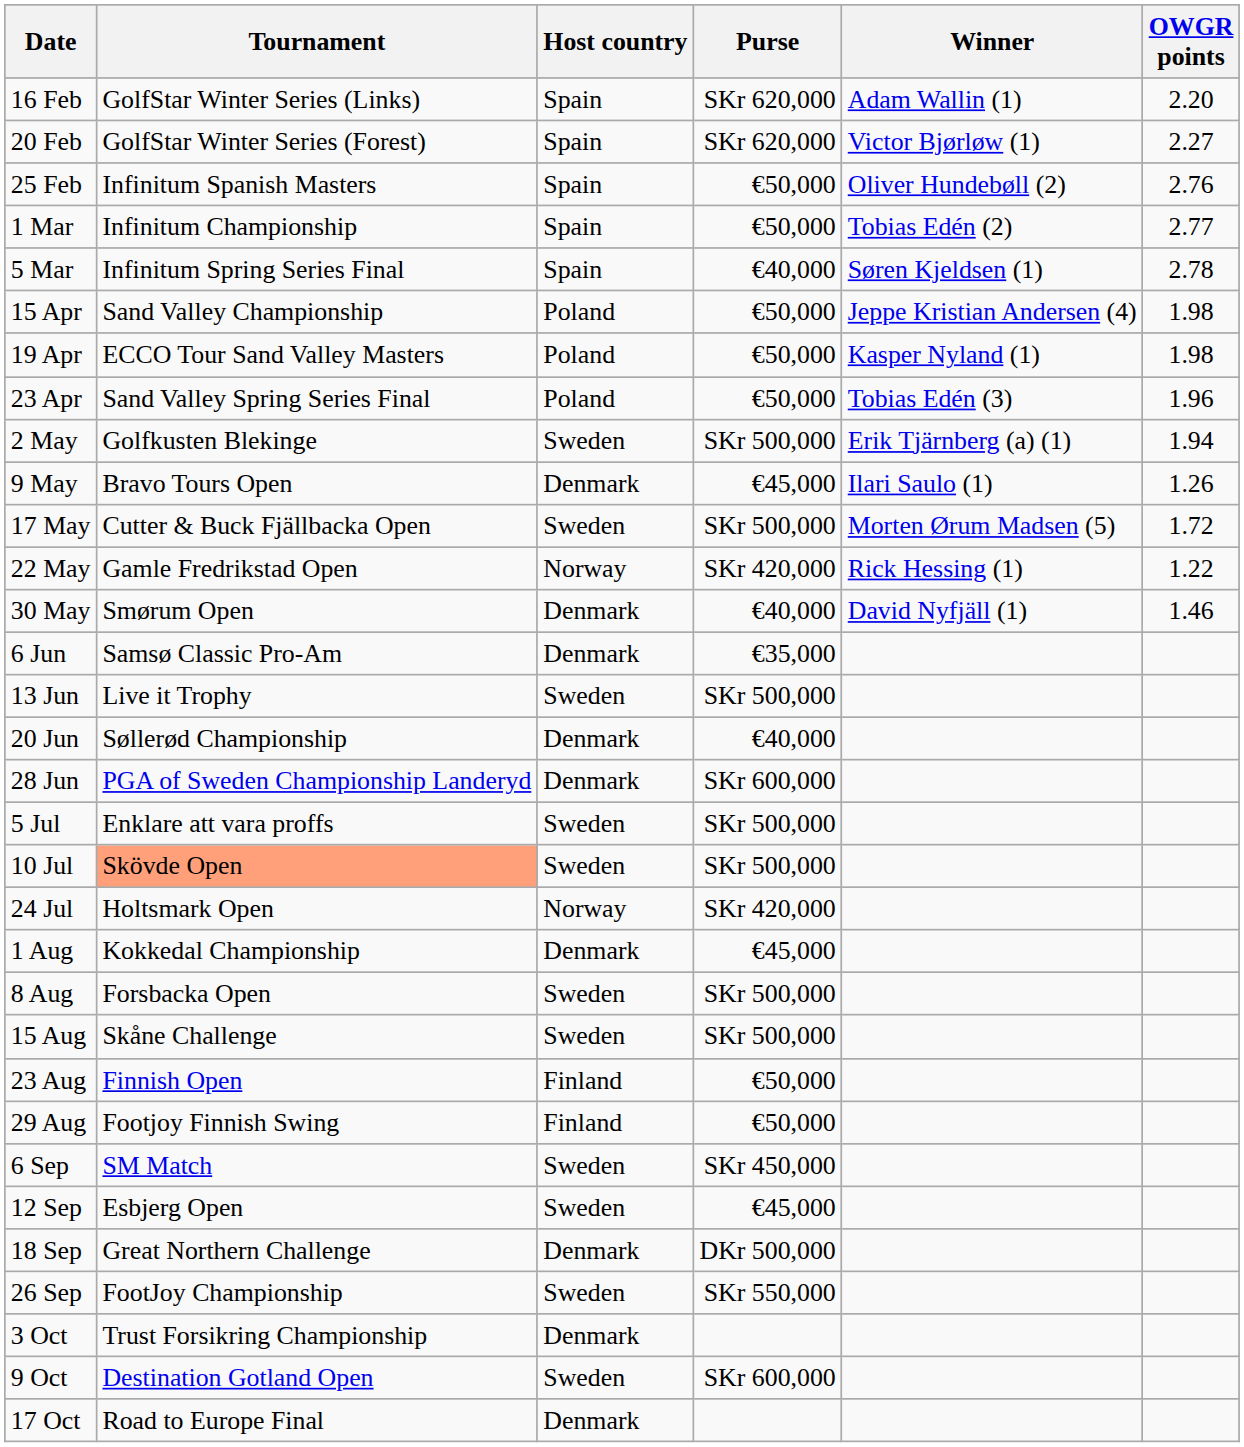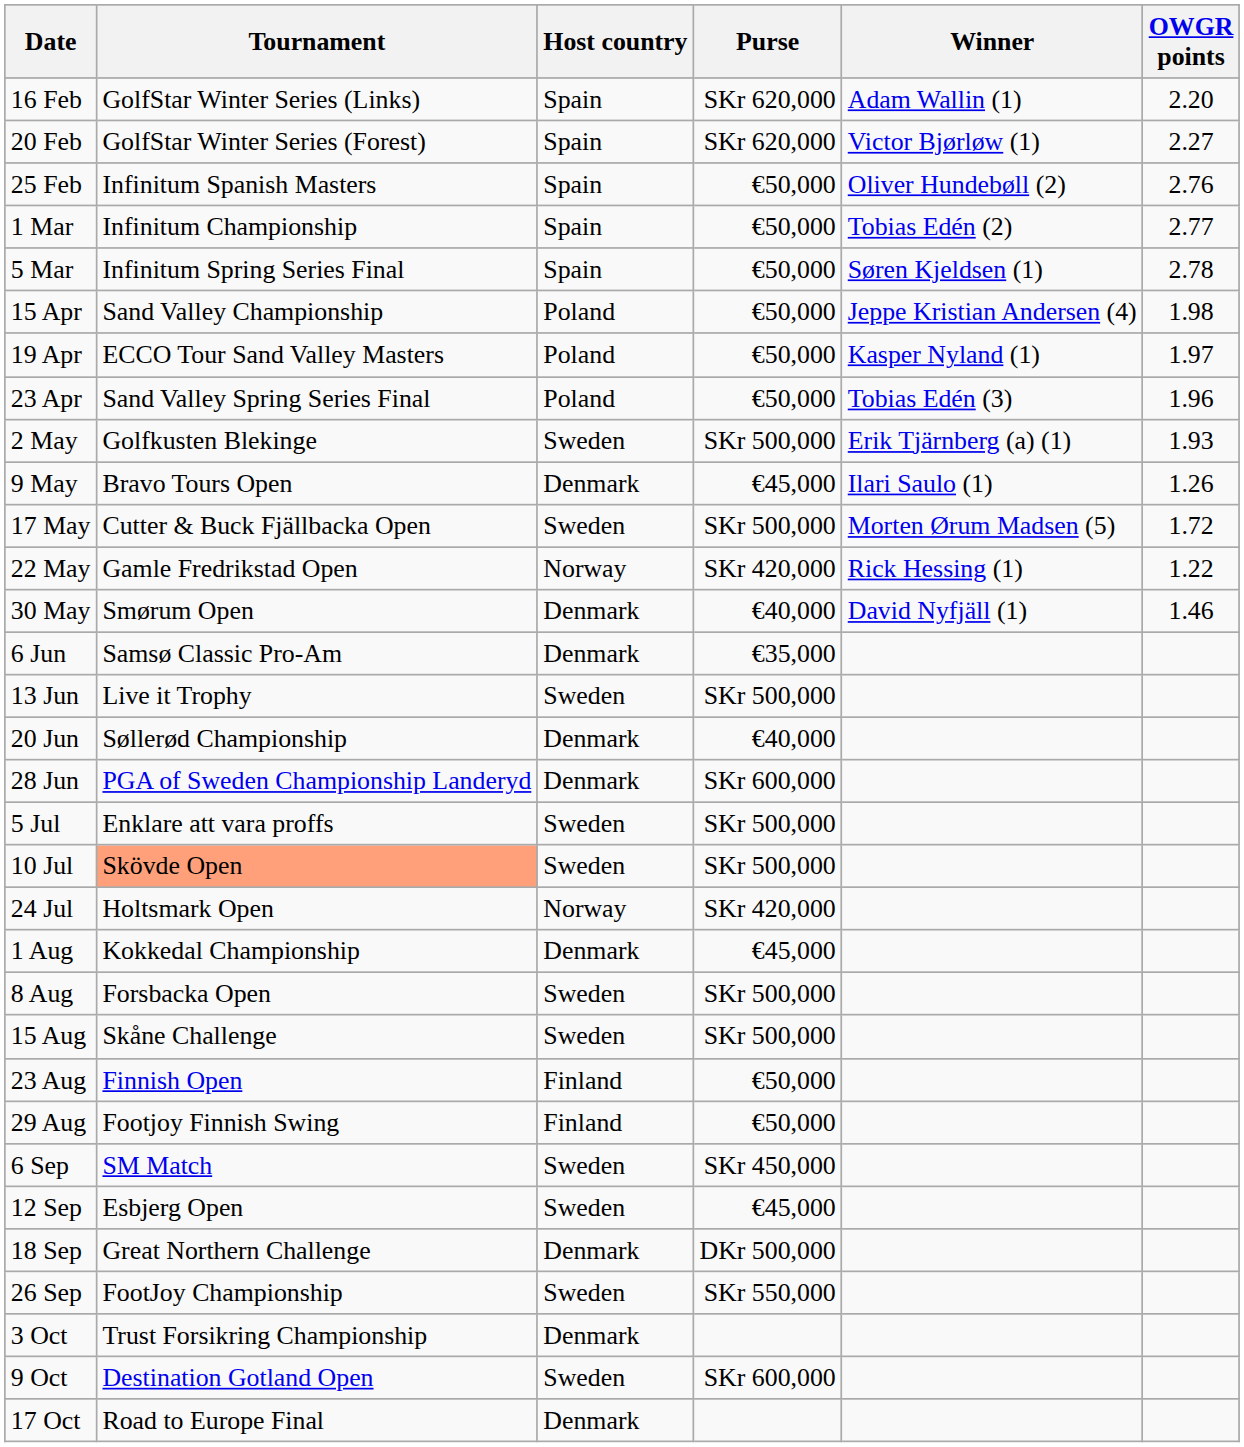(794, 269) €40,000 -> (794, 269) €50,000
(1191, 354) 1.98 -> (1191, 354) 1.97
(1191, 440) 1.94 -> (1191, 440) 1.93
